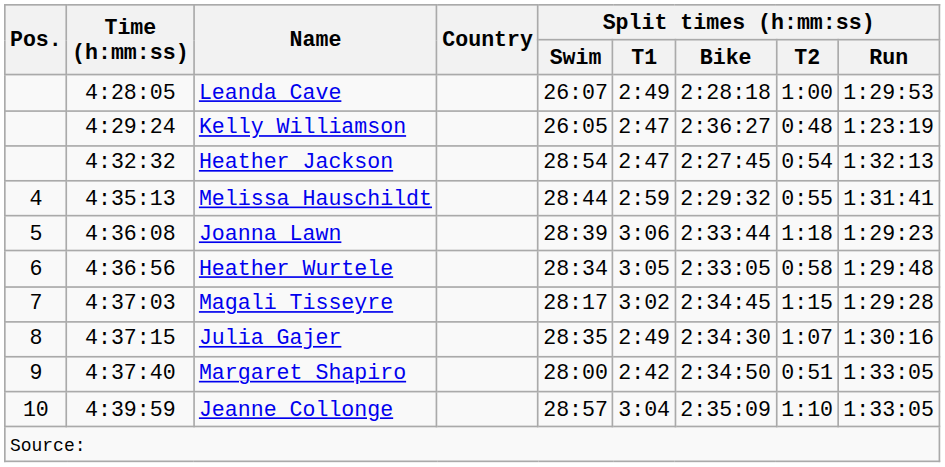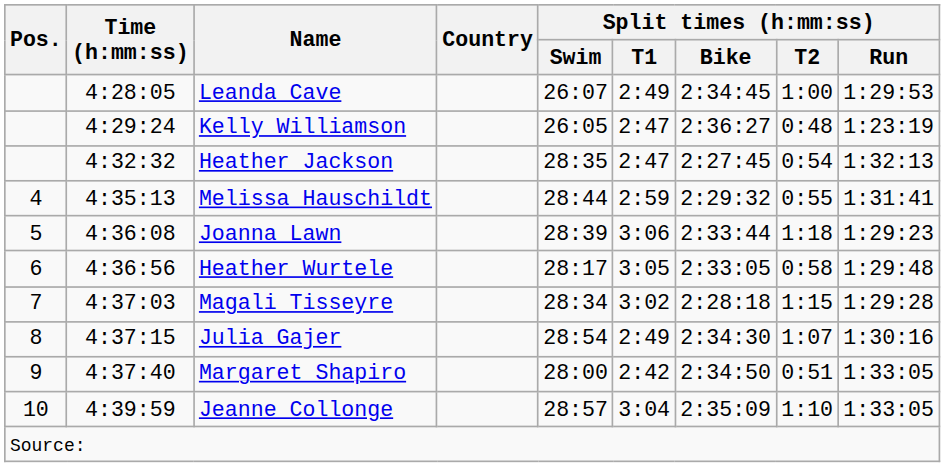(726, 93) 2:28:18 -> (726, 93) 2:34:45
(576, 163) 28:54 -> (576, 163) 28:35
(576, 269) 28:34 -> (576, 269) 28:17
(576, 304) 28:17 -> (576, 304) 28:34
(726, 304) 2:34:45 -> (726, 304) 2:28:18
(576, 339) 28:35 -> (576, 339) 28:54
